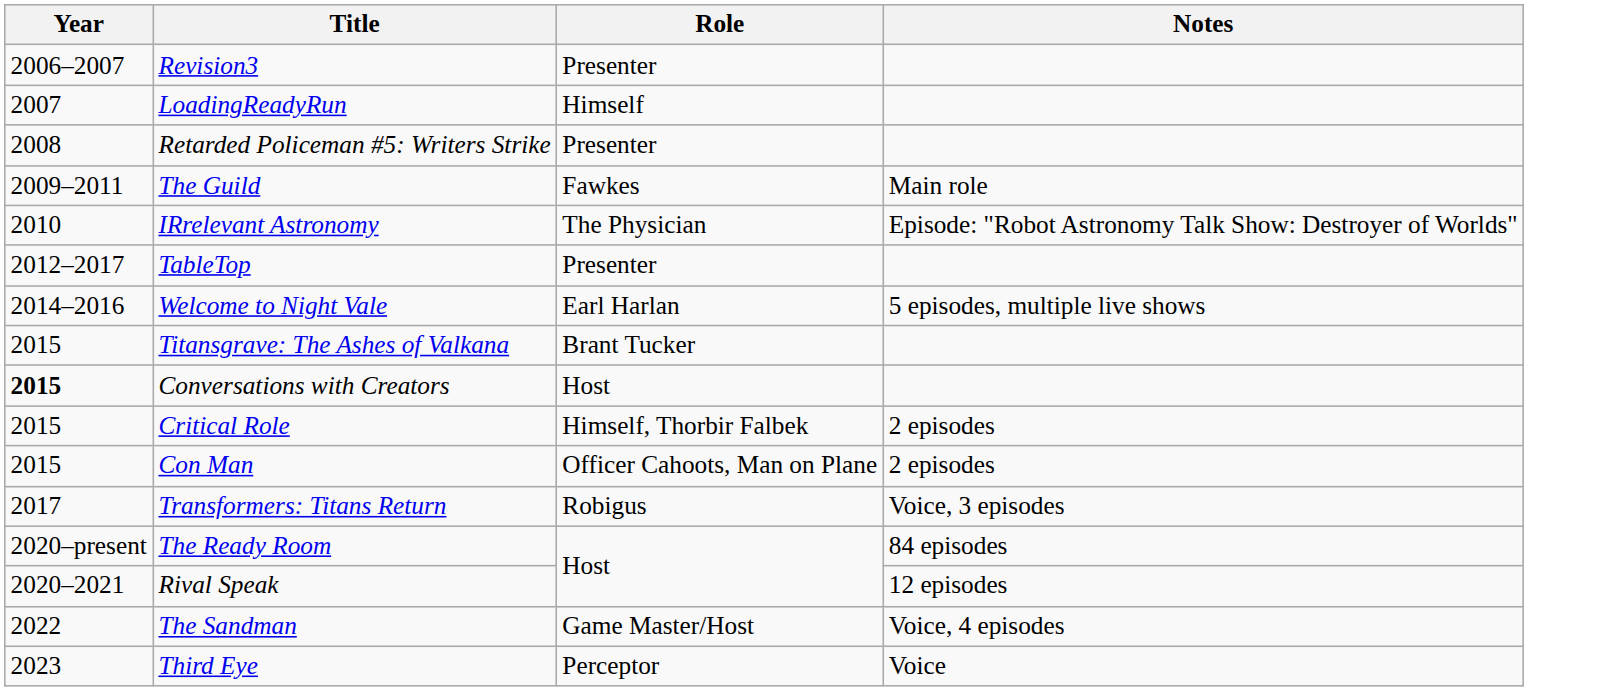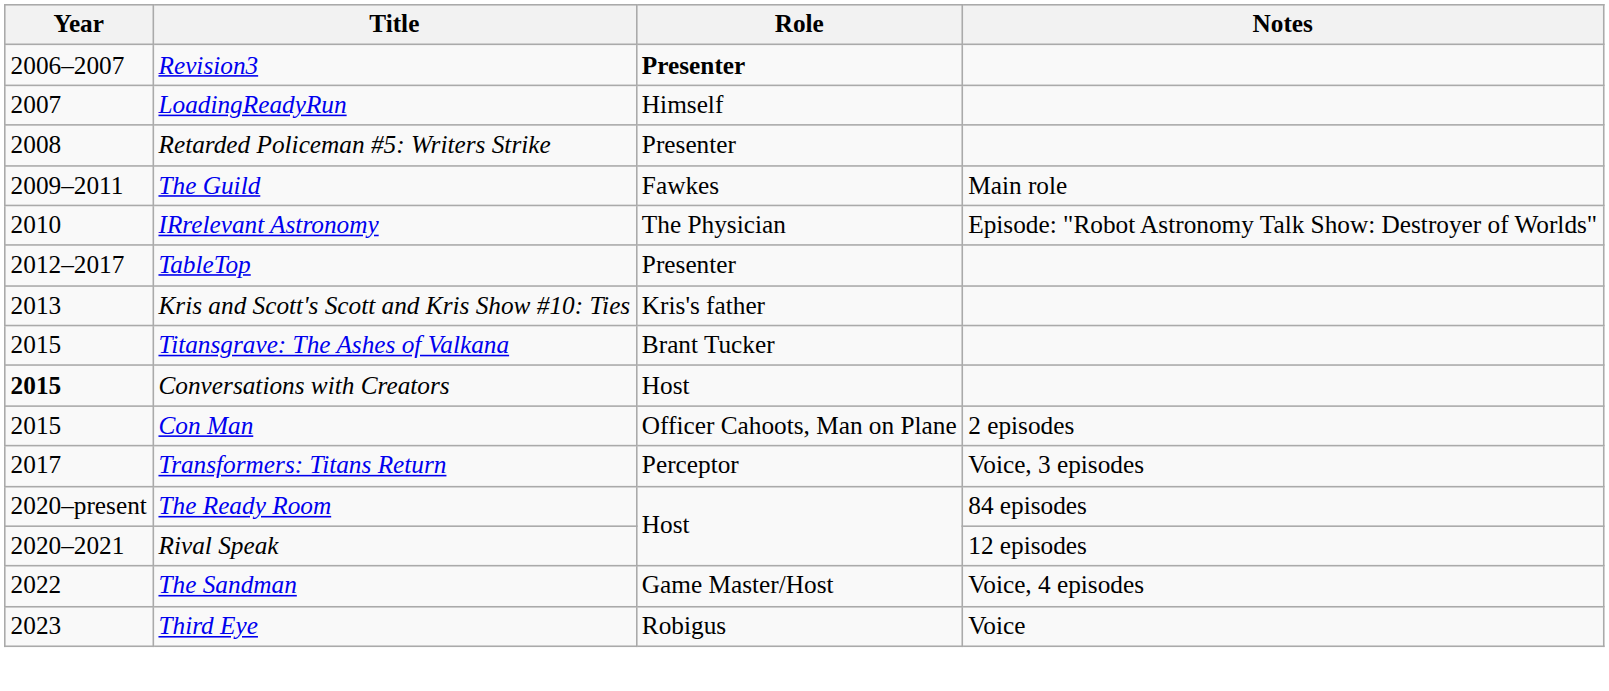(609, 64) normal -> (694, 64) bold
+ row: (394, 305)
- row: (273, 305)
- row: (224, 425)
(604, 505) Robigus -> (690, 465) Perceptor
(611, 666) Perceptor -> (684, 625) Robigus
